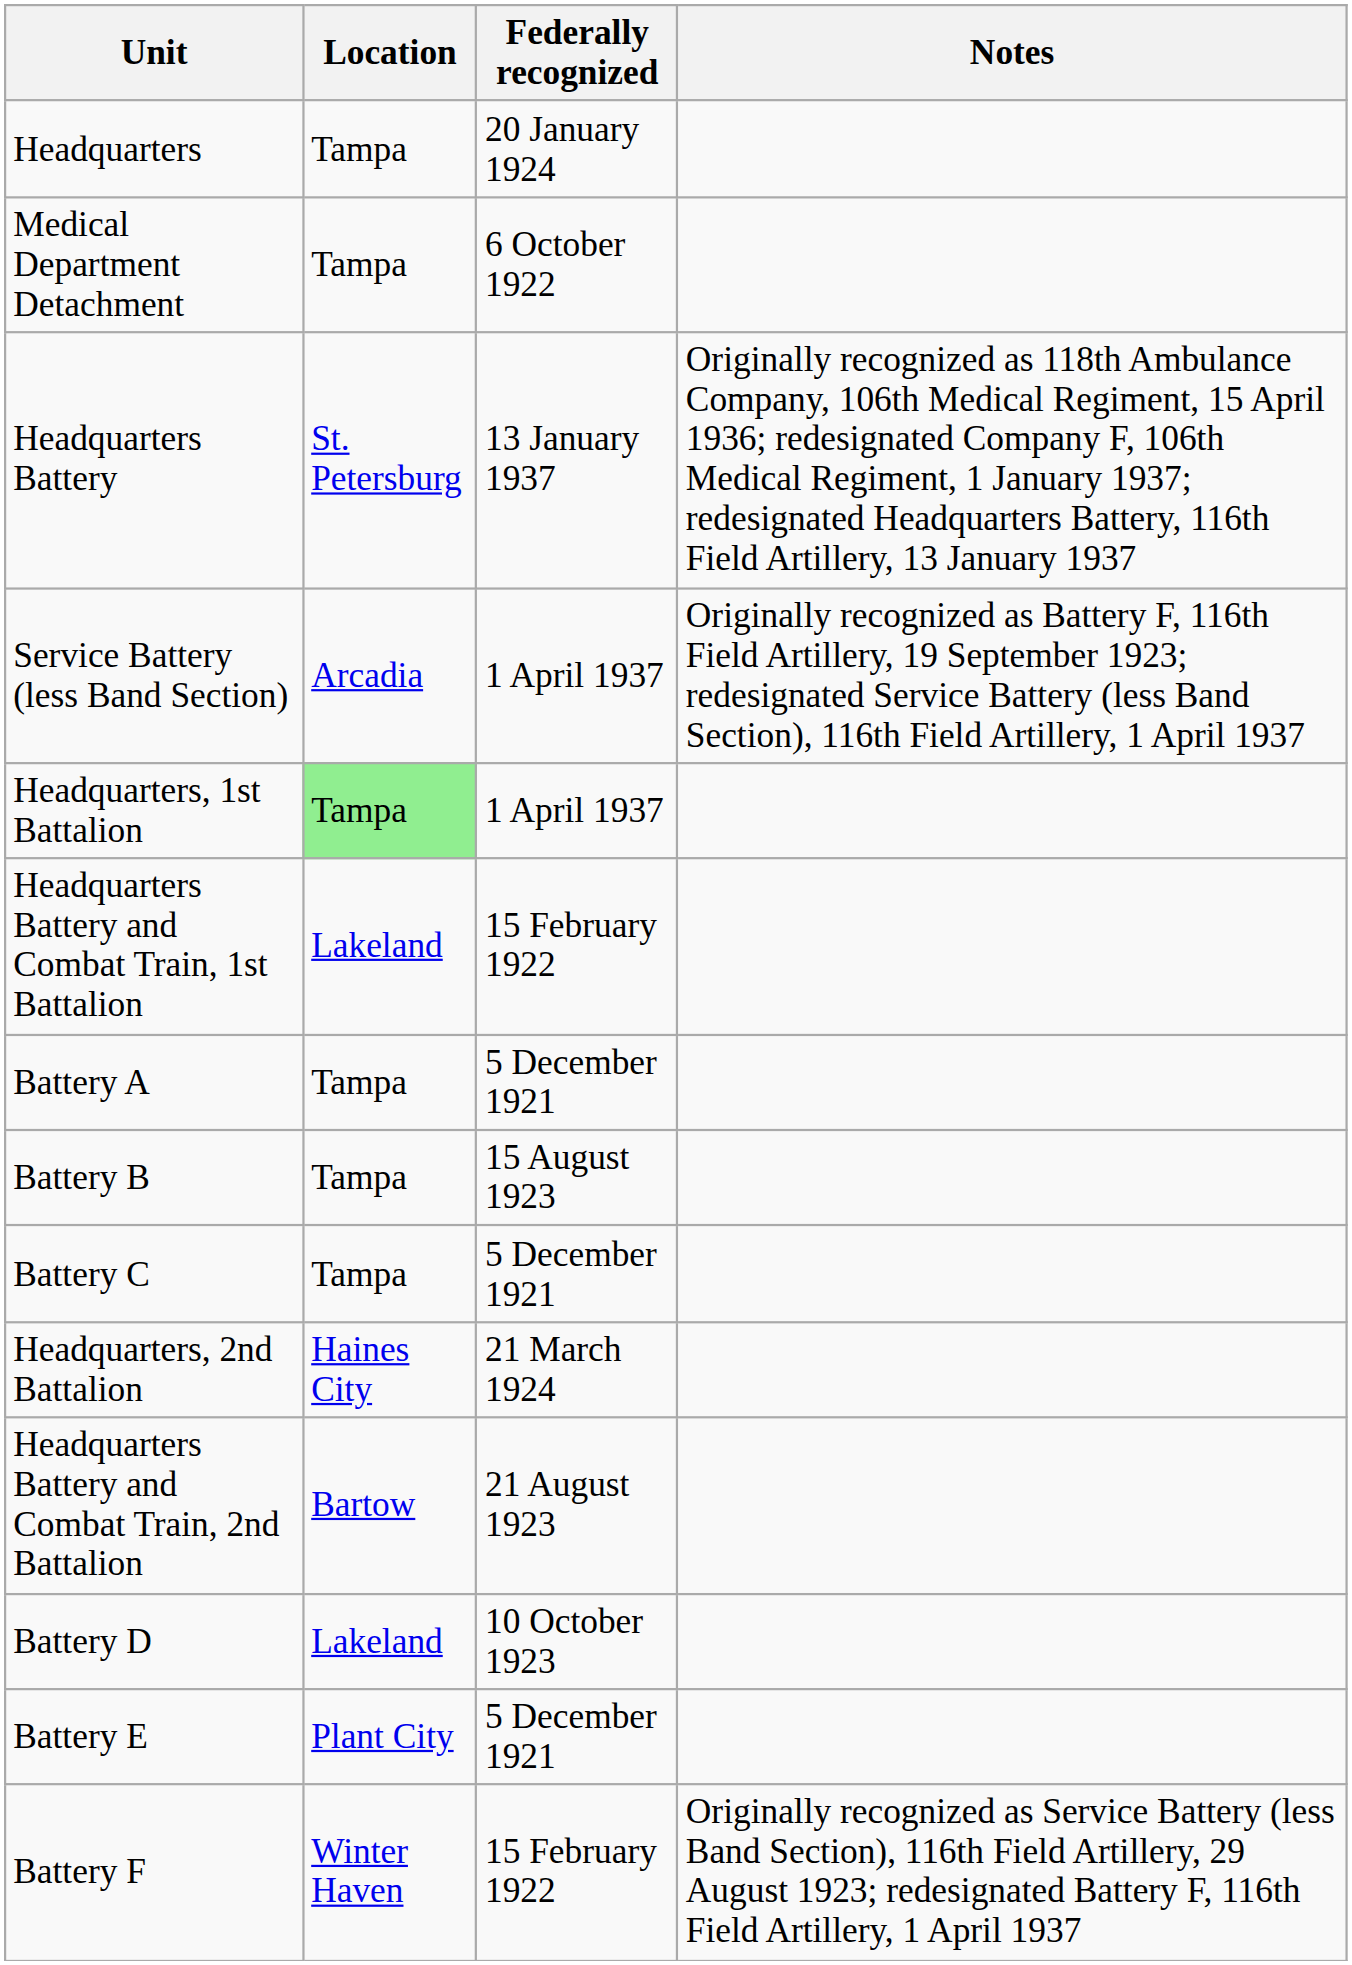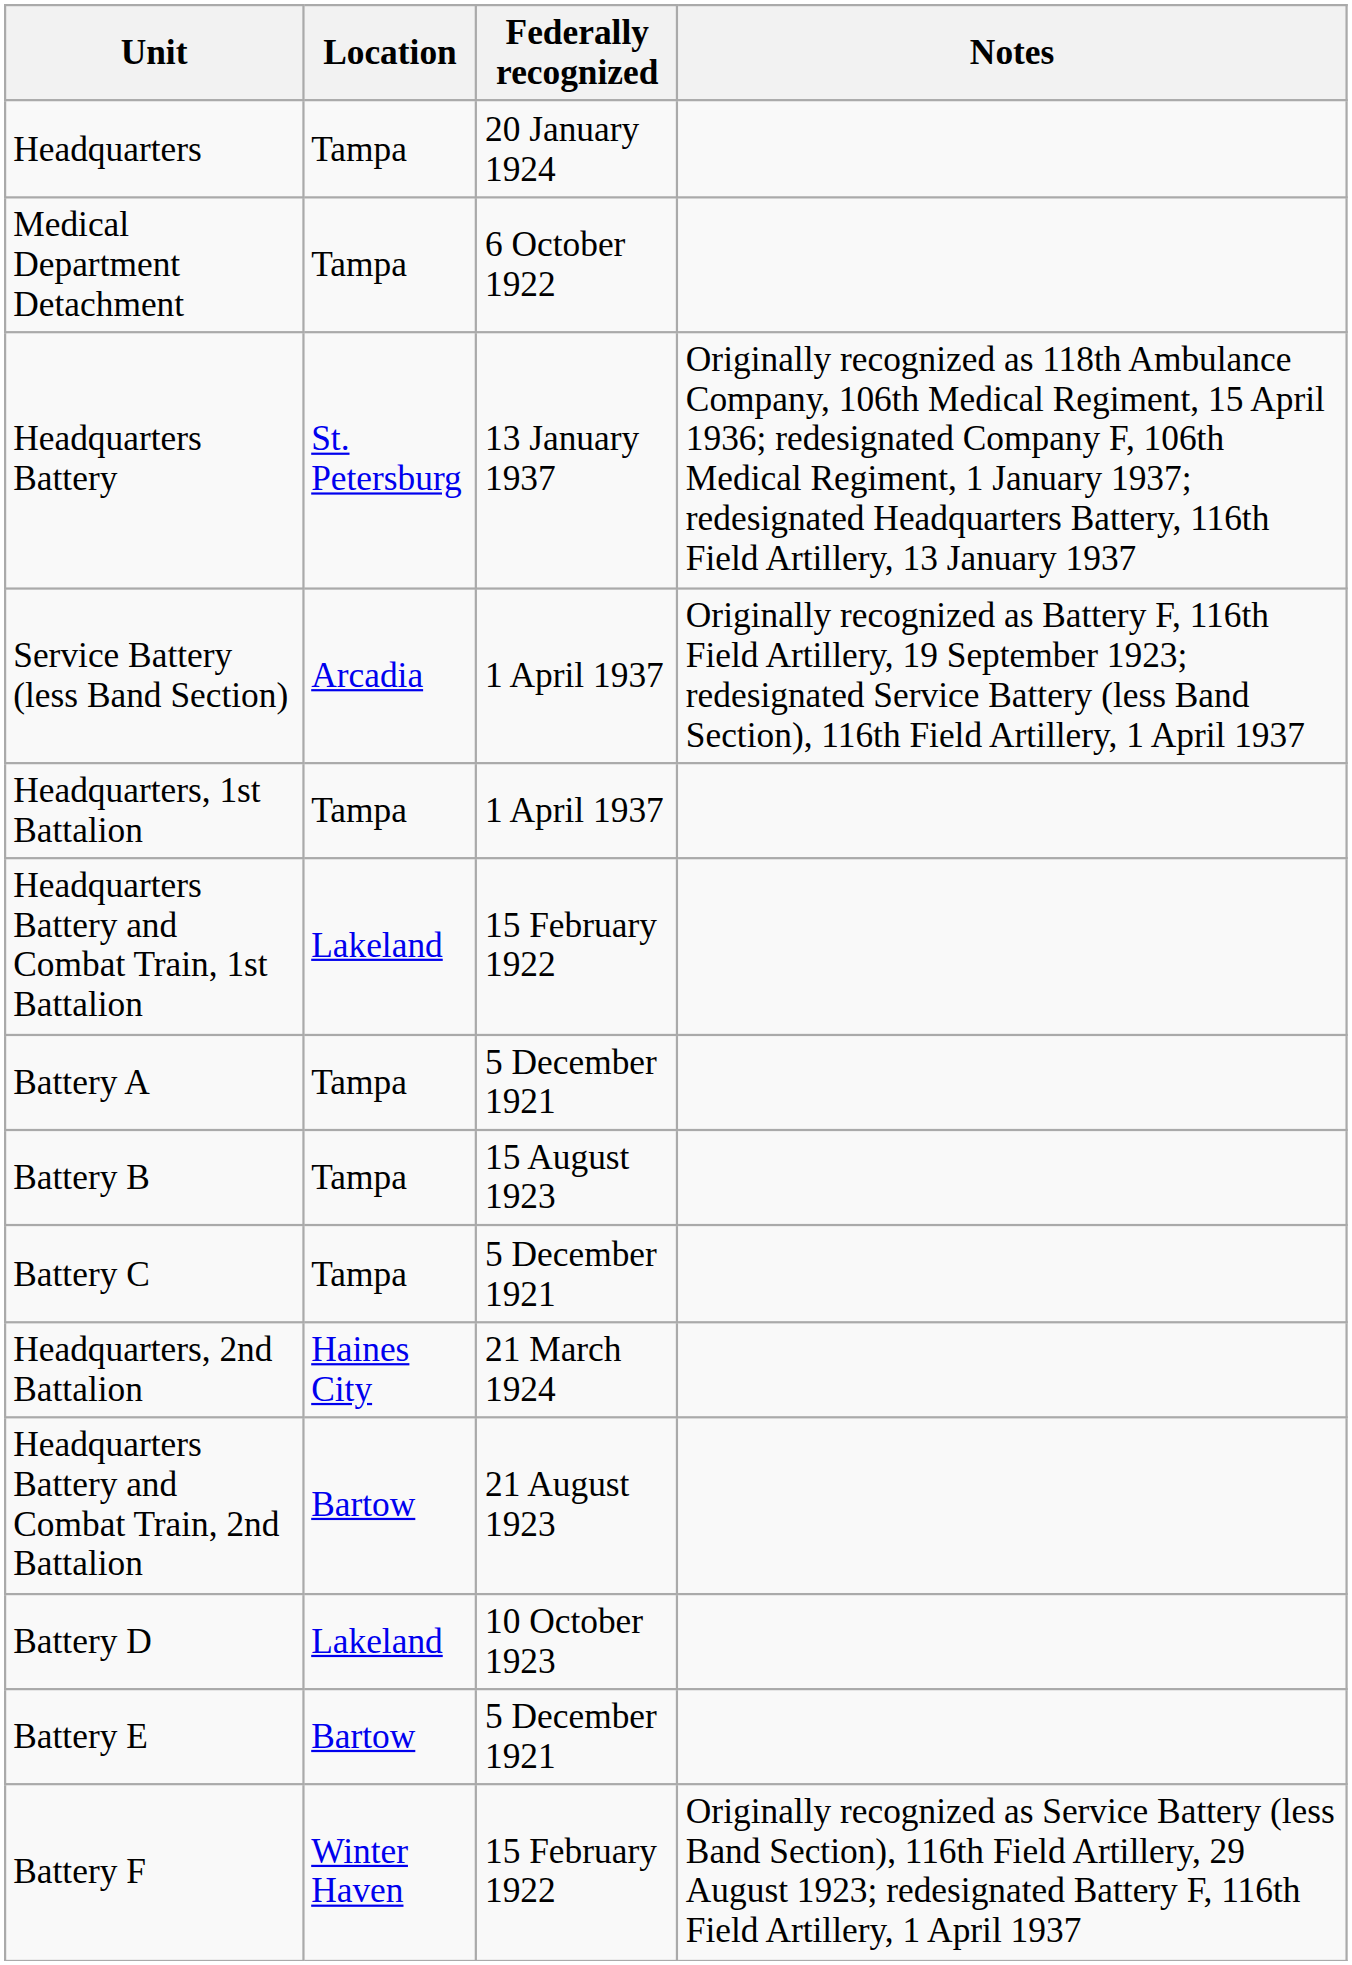(359, 810) lightgreen background -> (359, 810) no background
(382, 1736) Plant City -> (363, 1736) Bartow
